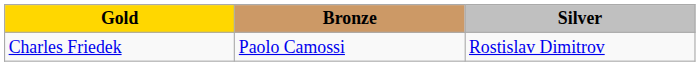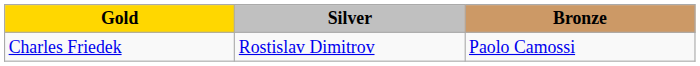columns swapped: (580, 18) <-> (350, 18)
